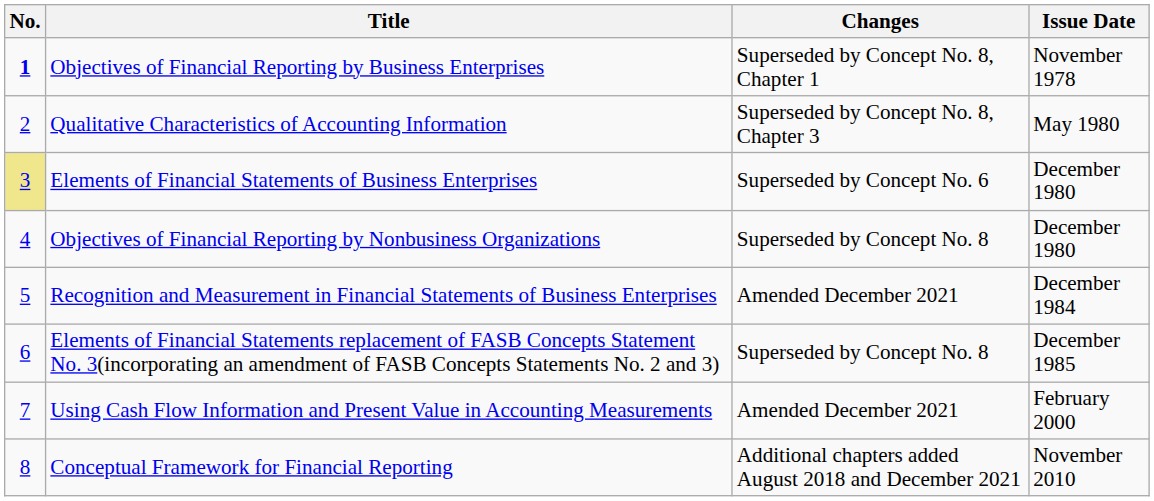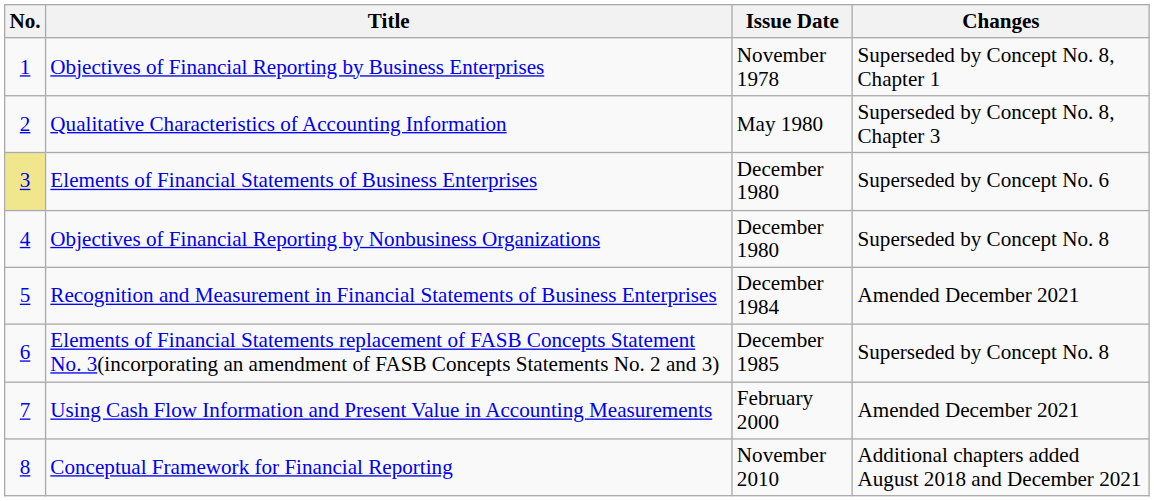columns swapped: (1089, 21) <-> (880, 21)
(25, 66) bold -> (25, 66) normal
